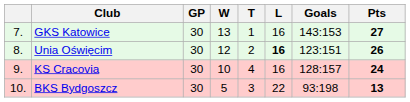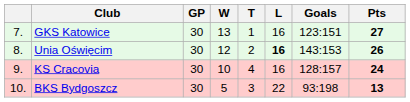(320, 32) 143:153 -> (320, 32) 123:151
(320, 50) 123:151 -> (320, 50) 143:153
